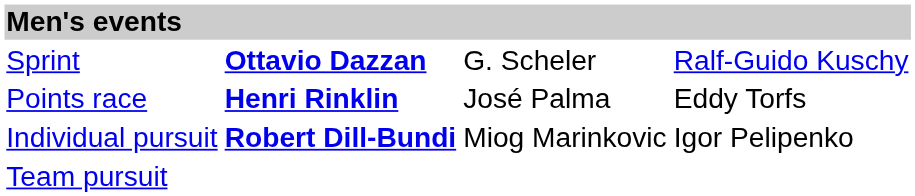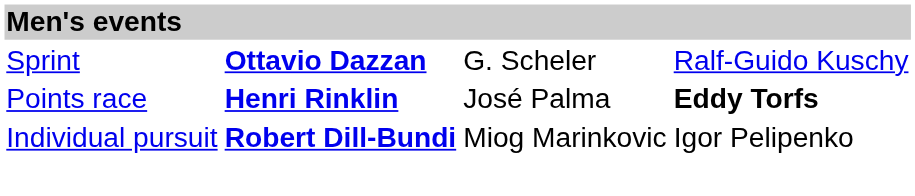(740, 99) normal -> (746, 99) bold
- row: (87, 176)
